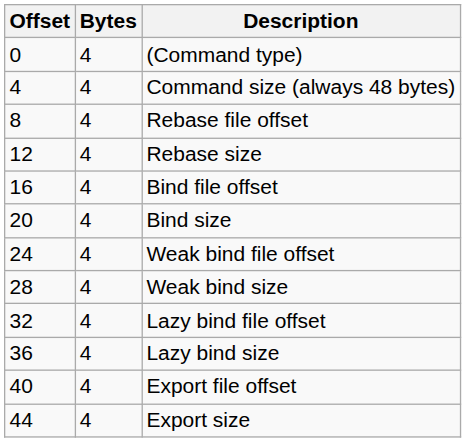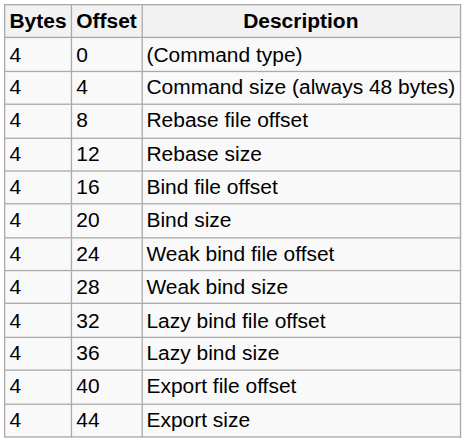columns swapped: (40, 21) <-> (108, 21)
